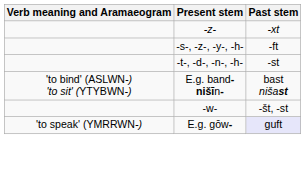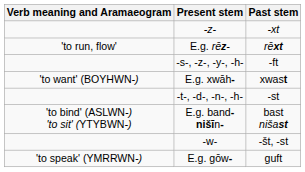+ row: (210, 46)
+ row: (210, 79)
(273, 125) lavender background -> (273, 158) no background
